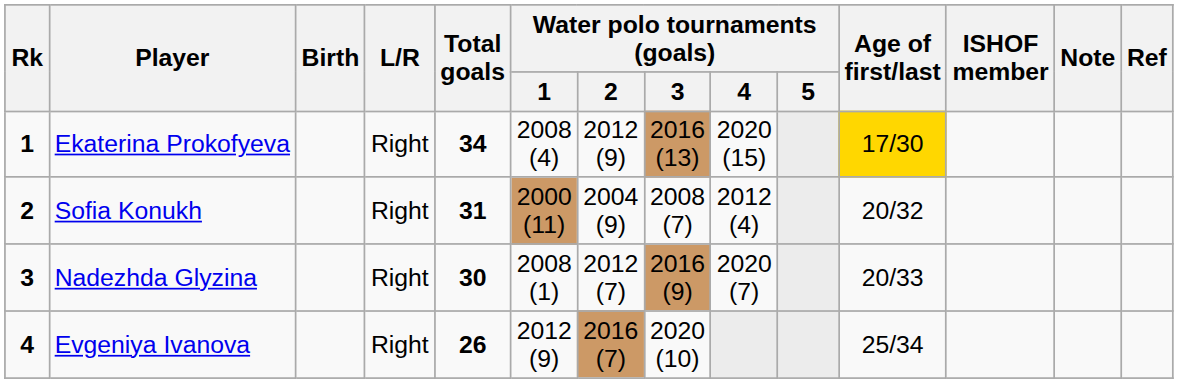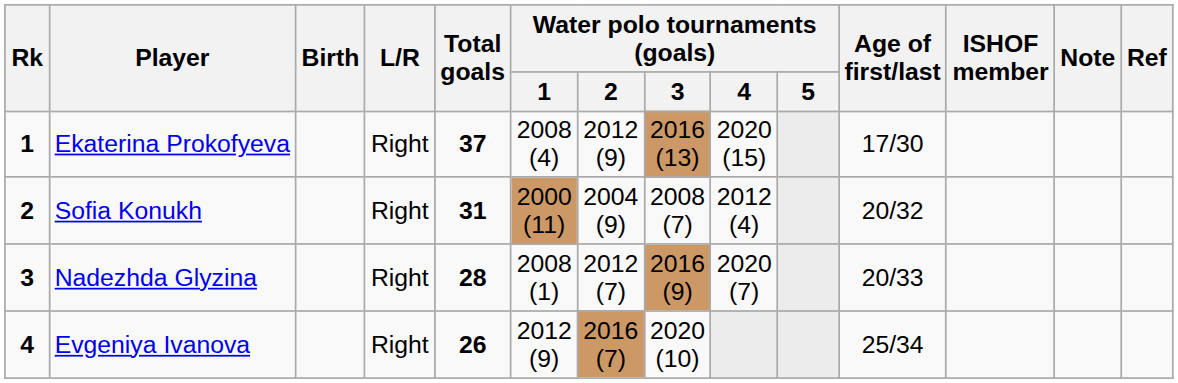(473, 144) 34 -> (473, 144) 37
(893, 144) gold background -> (893, 144) no background
(473, 278) 30 -> (473, 278) 28
